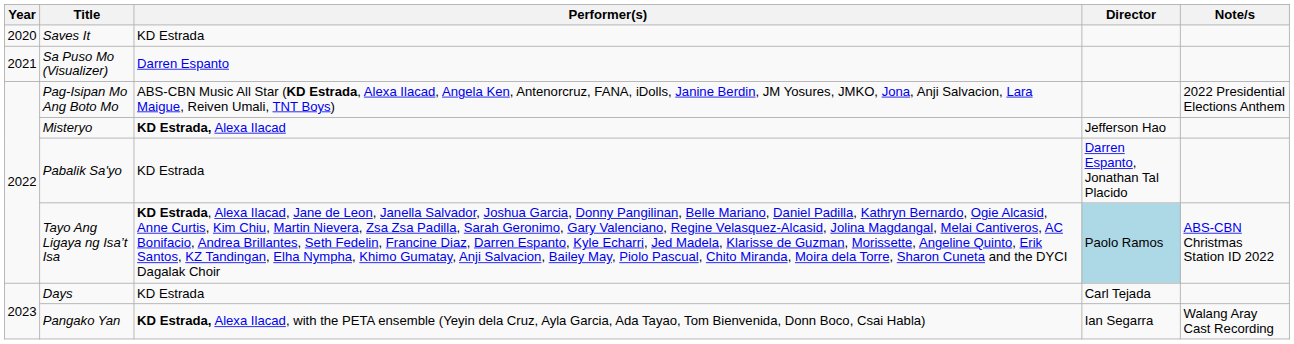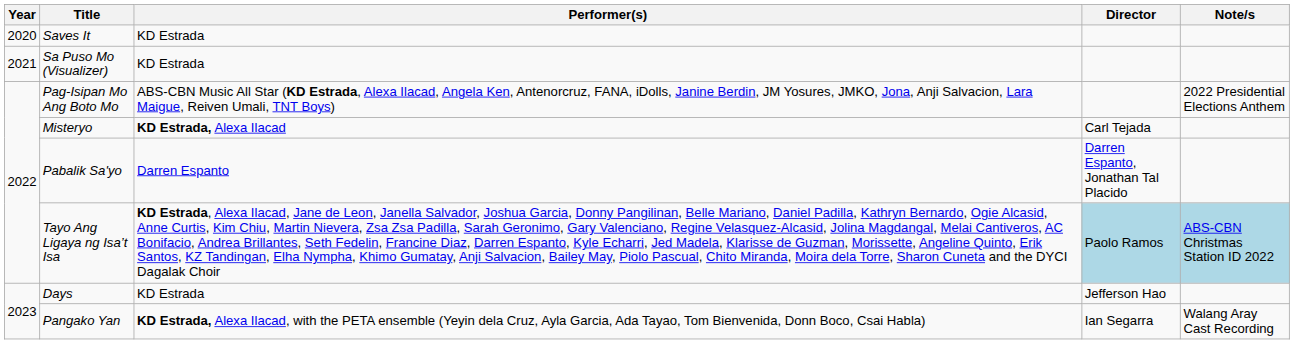(183, 63) Darren Espanto -> (171, 63) KD Estrada
(1125, 127) Jefferson Hao -> (1118, 127) Carl Tejada
(171, 170) KD Estrada -> (183, 170) Darren Espanto
(1229, 243) no background -> (1229, 243) lightblue background
(1118, 293) Carl Tejada -> (1125, 293) Jefferson Hao
